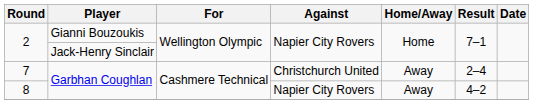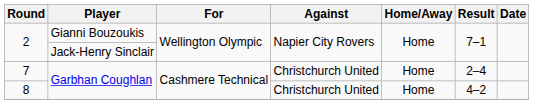(418, 71) Away -> (418, 71) Home
(324, 90) Napier City Rovers -> (326, 90) Christchurch United
(418, 90) Away -> (418, 90) Home
